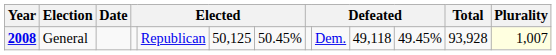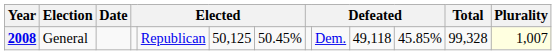(420, 38) 49.45% -> (420, 38) 45.85%
(468, 38) 93,928 -> (468, 38) 99,328
